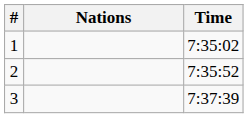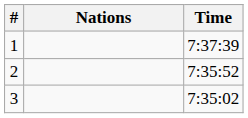(213, 44) 7:35:02 -> (213, 44) 7:37:39
(213, 98) 7:37:39 -> (213, 98) 7:35:02
